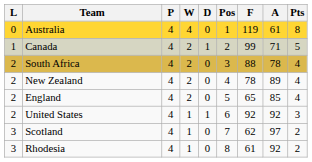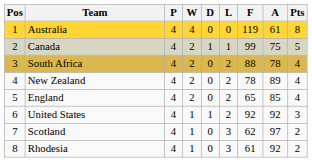columns swapped: (227, 13) <-> (14, 13)
(275, 47) 71 -> (275, 47) 75
